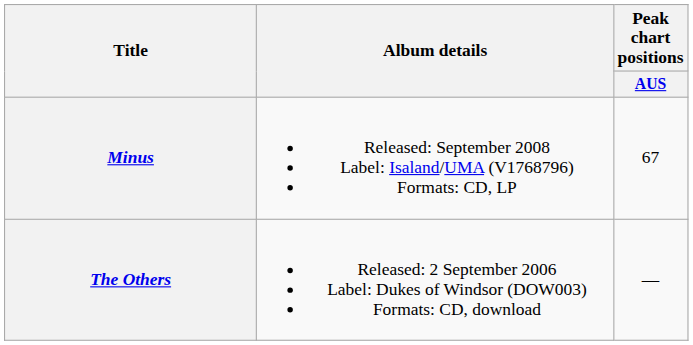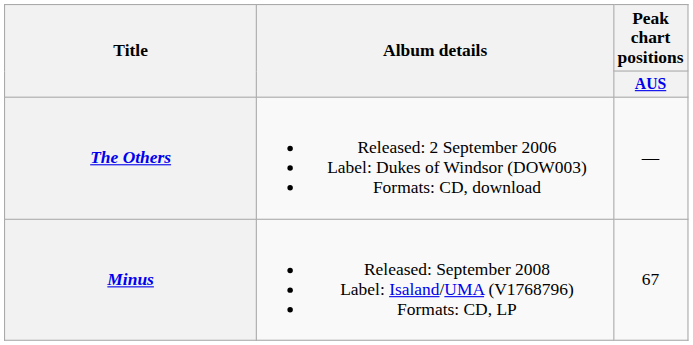rows swapped: (131, 279) <-> (131, 157)
